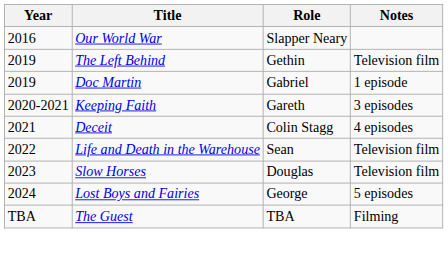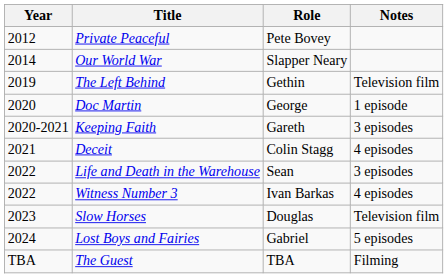+ row: (122, 37)
(22, 37) 2016 -> (22, 60) 2014
(22, 82) 2019 -> (22, 104) 2020
(288, 82) Gabriel -> (287, 104) George
(397, 149) Television film -> (383, 171) 3 episodes
+ row: (126, 194)
(287, 194) George -> (288, 238) Gabriel
